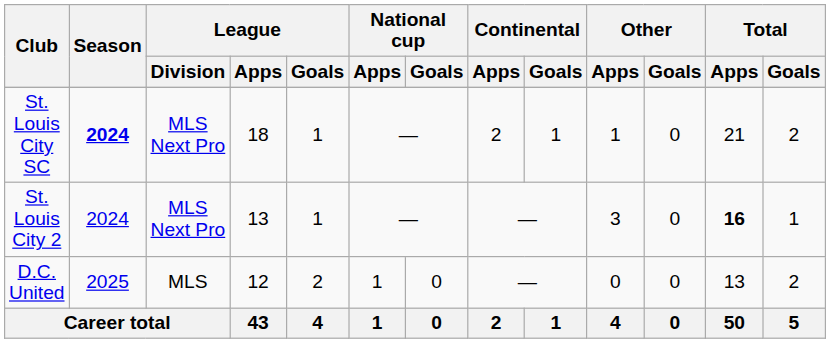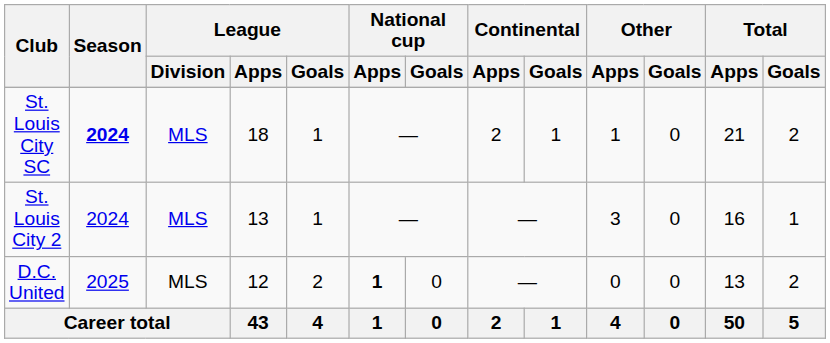(188, 134) MLS Next Pro -> (188, 134) MLS
(188, 219) MLS Next Pro -> (188, 219) MLS
(734, 219) bold -> (734, 219) normal
(377, 281) normal -> (377, 281) bold
